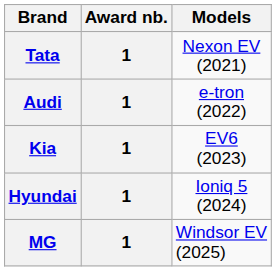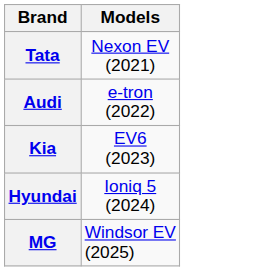- column: (126, 18)
